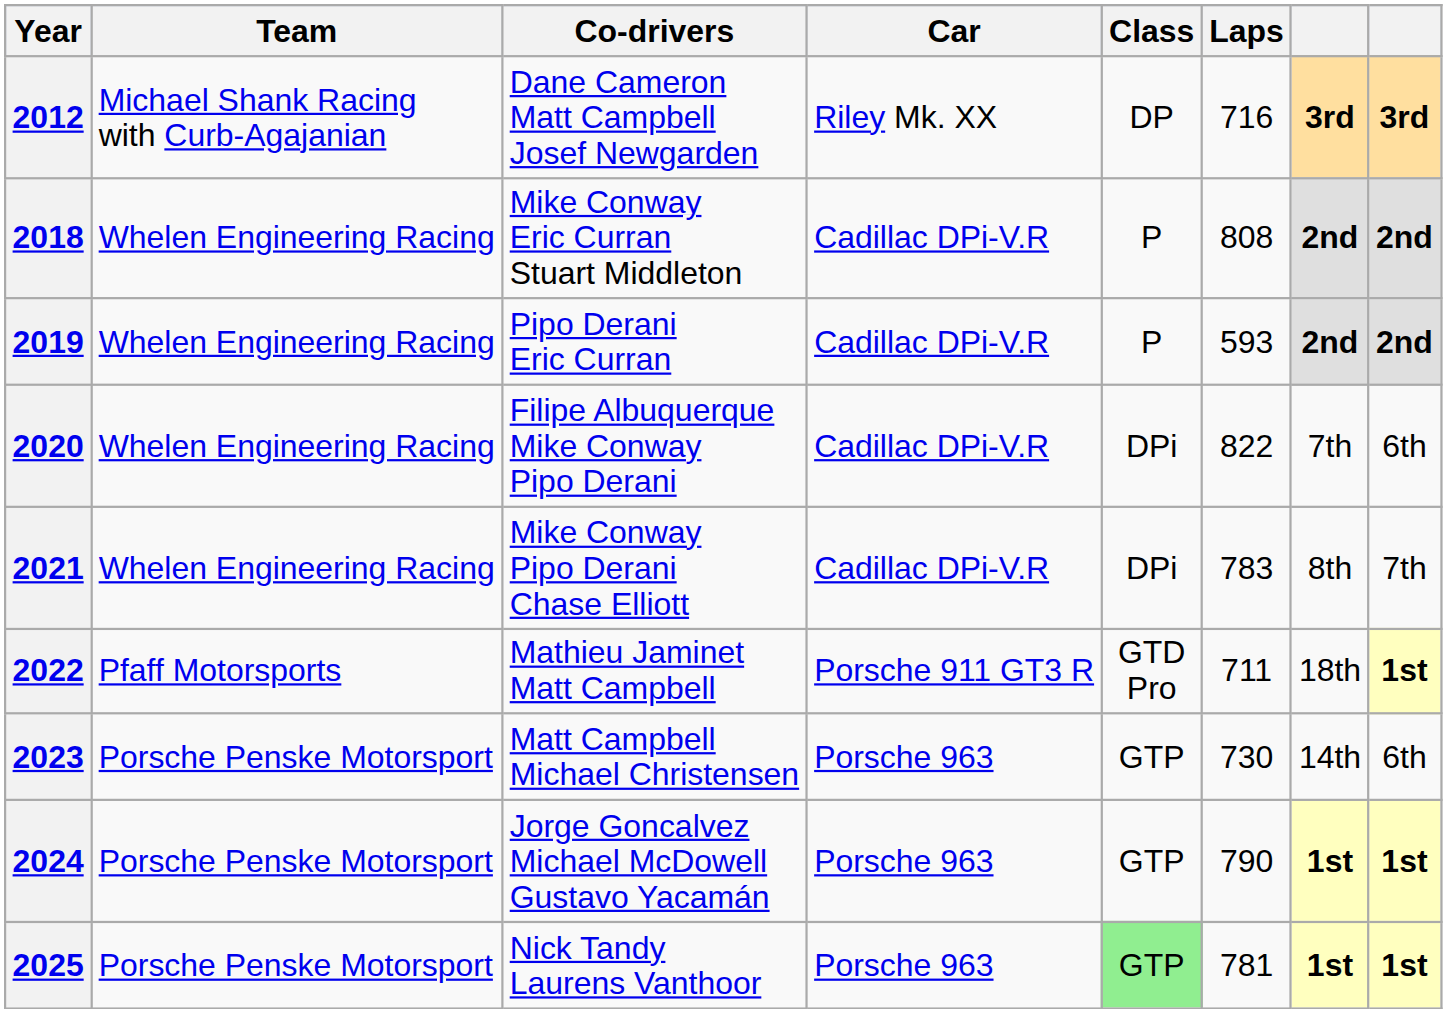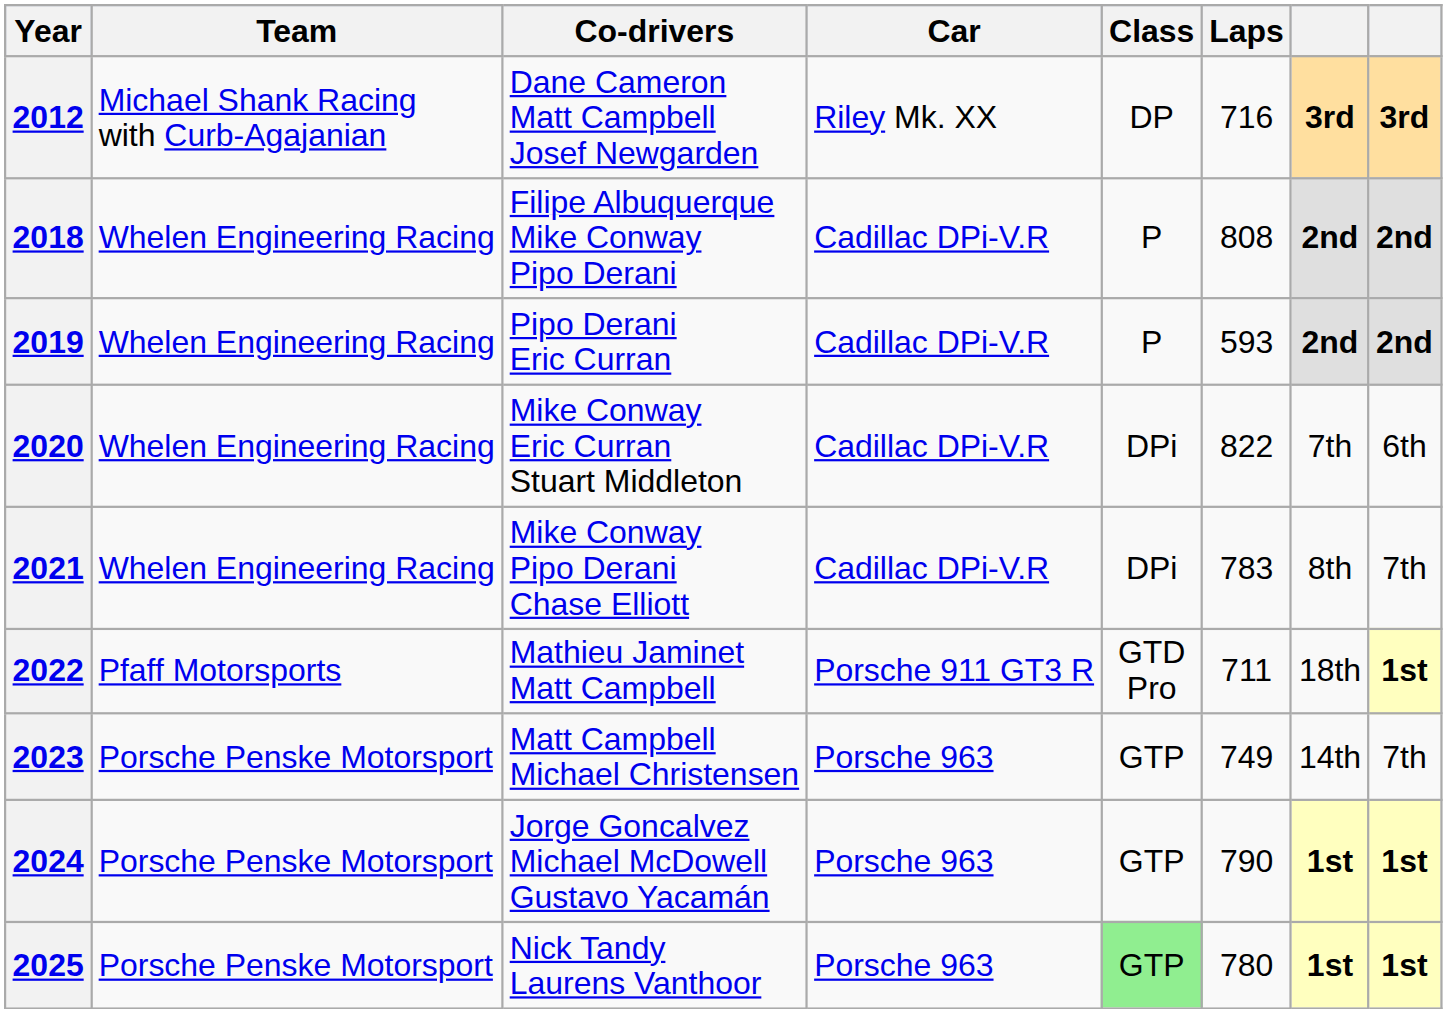(626, 238) Mike Conway Eric Curran Stuart Middleton -> (642, 238) Filipe Albuquerque Mike Conway Pipo Derani
(642, 446) Filipe Albuquerque Mike Conway Pipo Derani -> (626, 446) Mike Conway Eric Curran Stuart Middleton
(1247, 757) 730 -> (1247, 757) 749
(1404, 757) 6th -> (1404, 757) 7th
(1247, 965) 781 -> (1247, 965) 780
